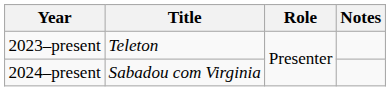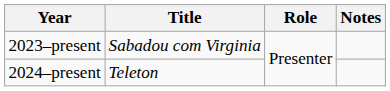(134, 45) Teleton -> (185, 45) Sabadou com Virginia
(185, 72) Sabadou com Virginia -> (134, 72) Teleton
